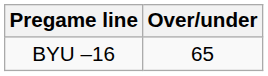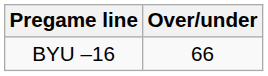(202, 53) 65 -> (202, 53) 66
